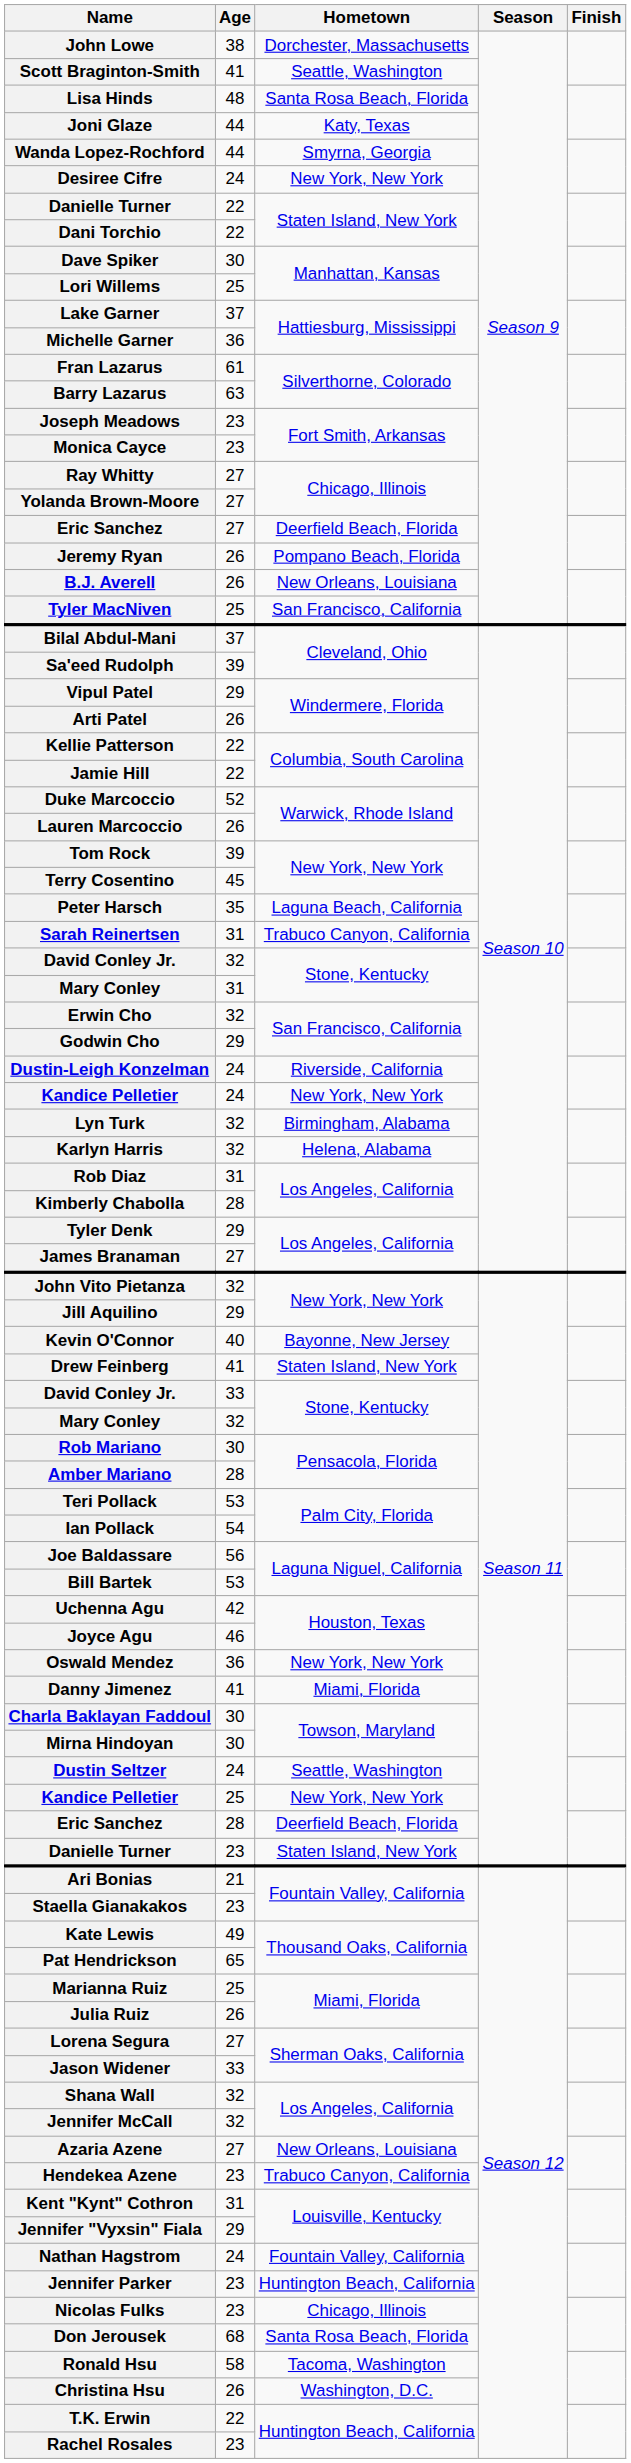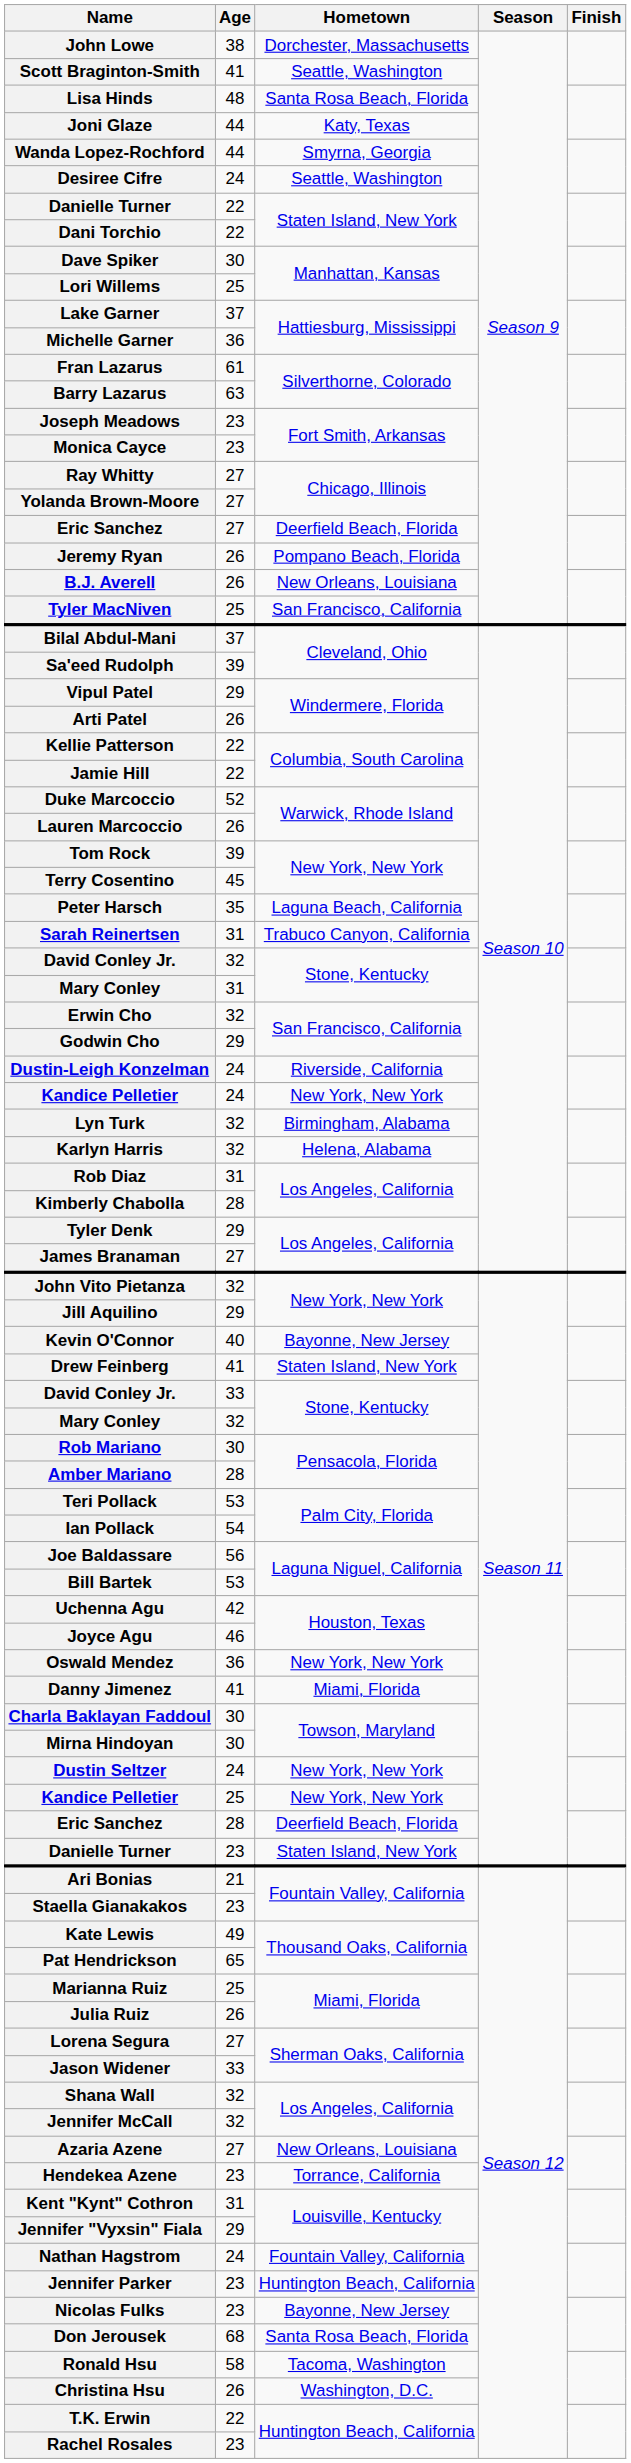(367, 179) New York, New York -> (367, 179) Seattle, Washington
(367, 1770) Seattle, Washington -> (367, 1770) New York, New York
(367, 2176) Trabuco Canyon, California -> (367, 2176) Torrance, California
(367, 2310) Chicago, Illinois -> (367, 2310) Bayonne, New Jersey
